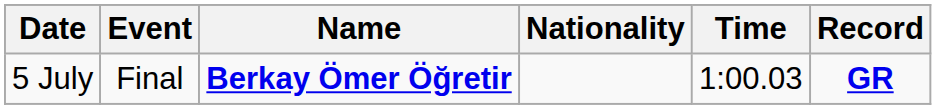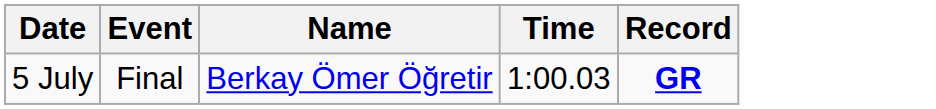- column: (605, 29)
(359, 78) bold -> (350, 78) normal
